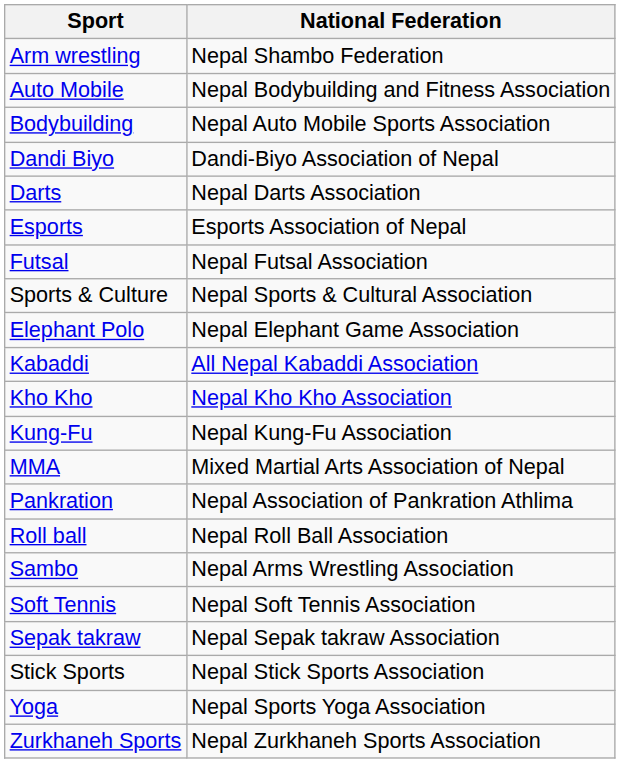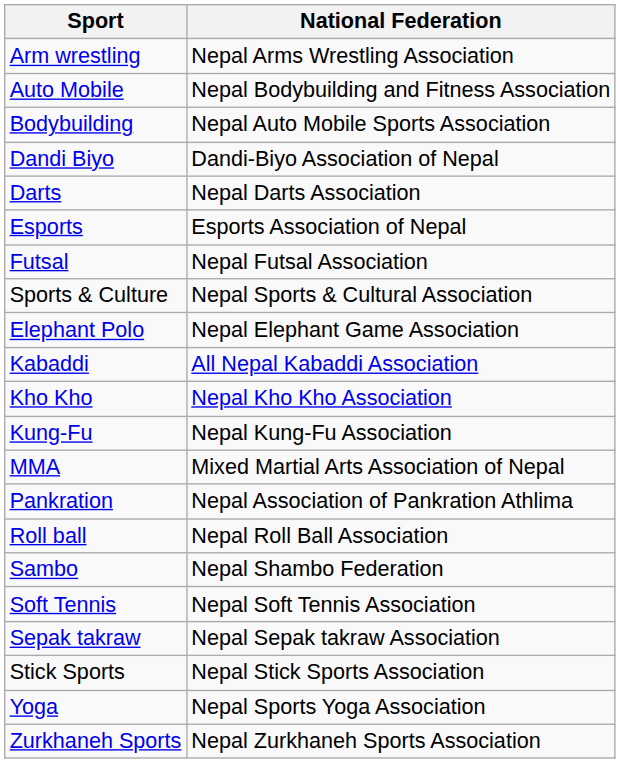(317, 55) Nepal Shambo Federation -> (353, 55) Nepal Arms Wrestling Association
(353, 569) Nepal Arms Wrestling Association -> (317, 569) Nepal Shambo Federation
